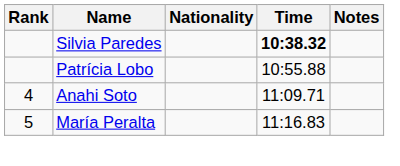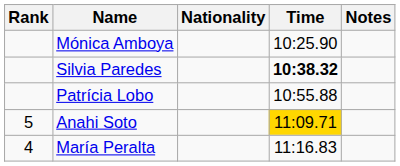+ row: (115, 43)
(28, 95) 4 -> (28, 122) 5
(294, 95) no background -> (305, 122) gold background
(28, 122) 5 -> (28, 148) 4
